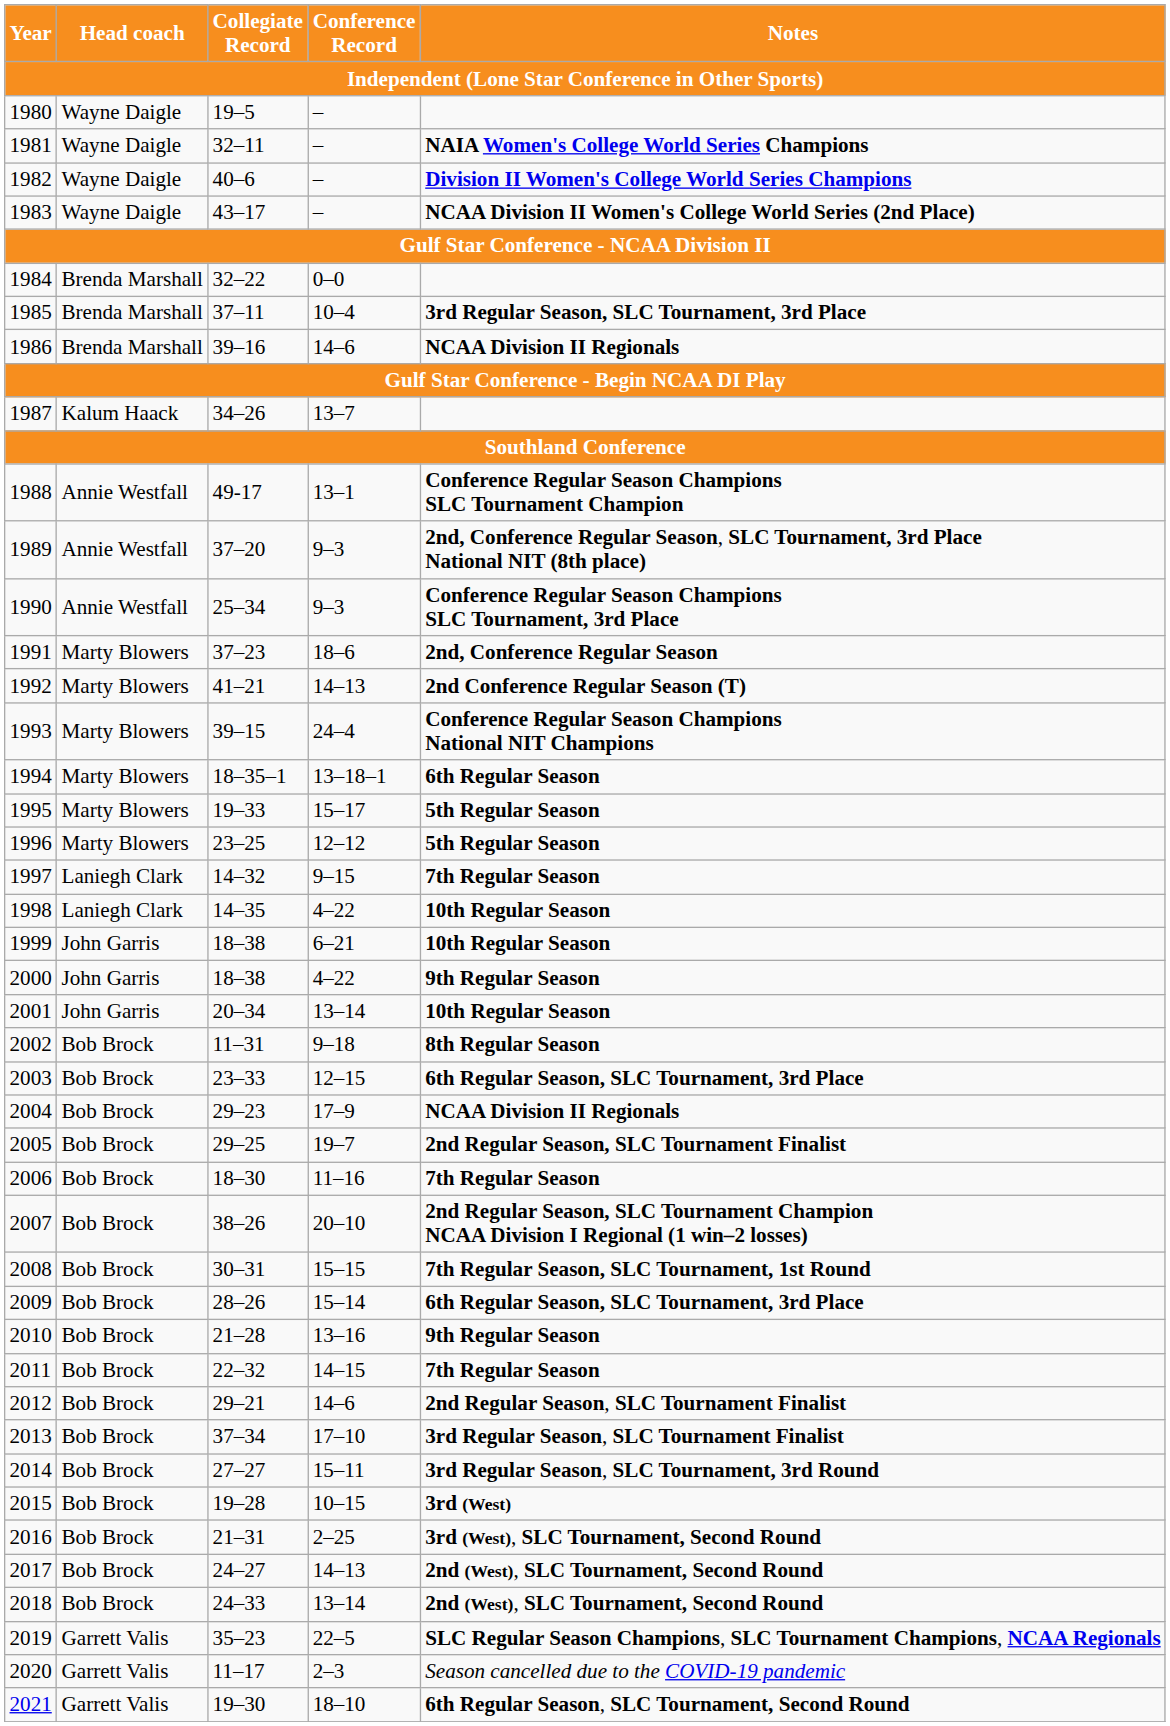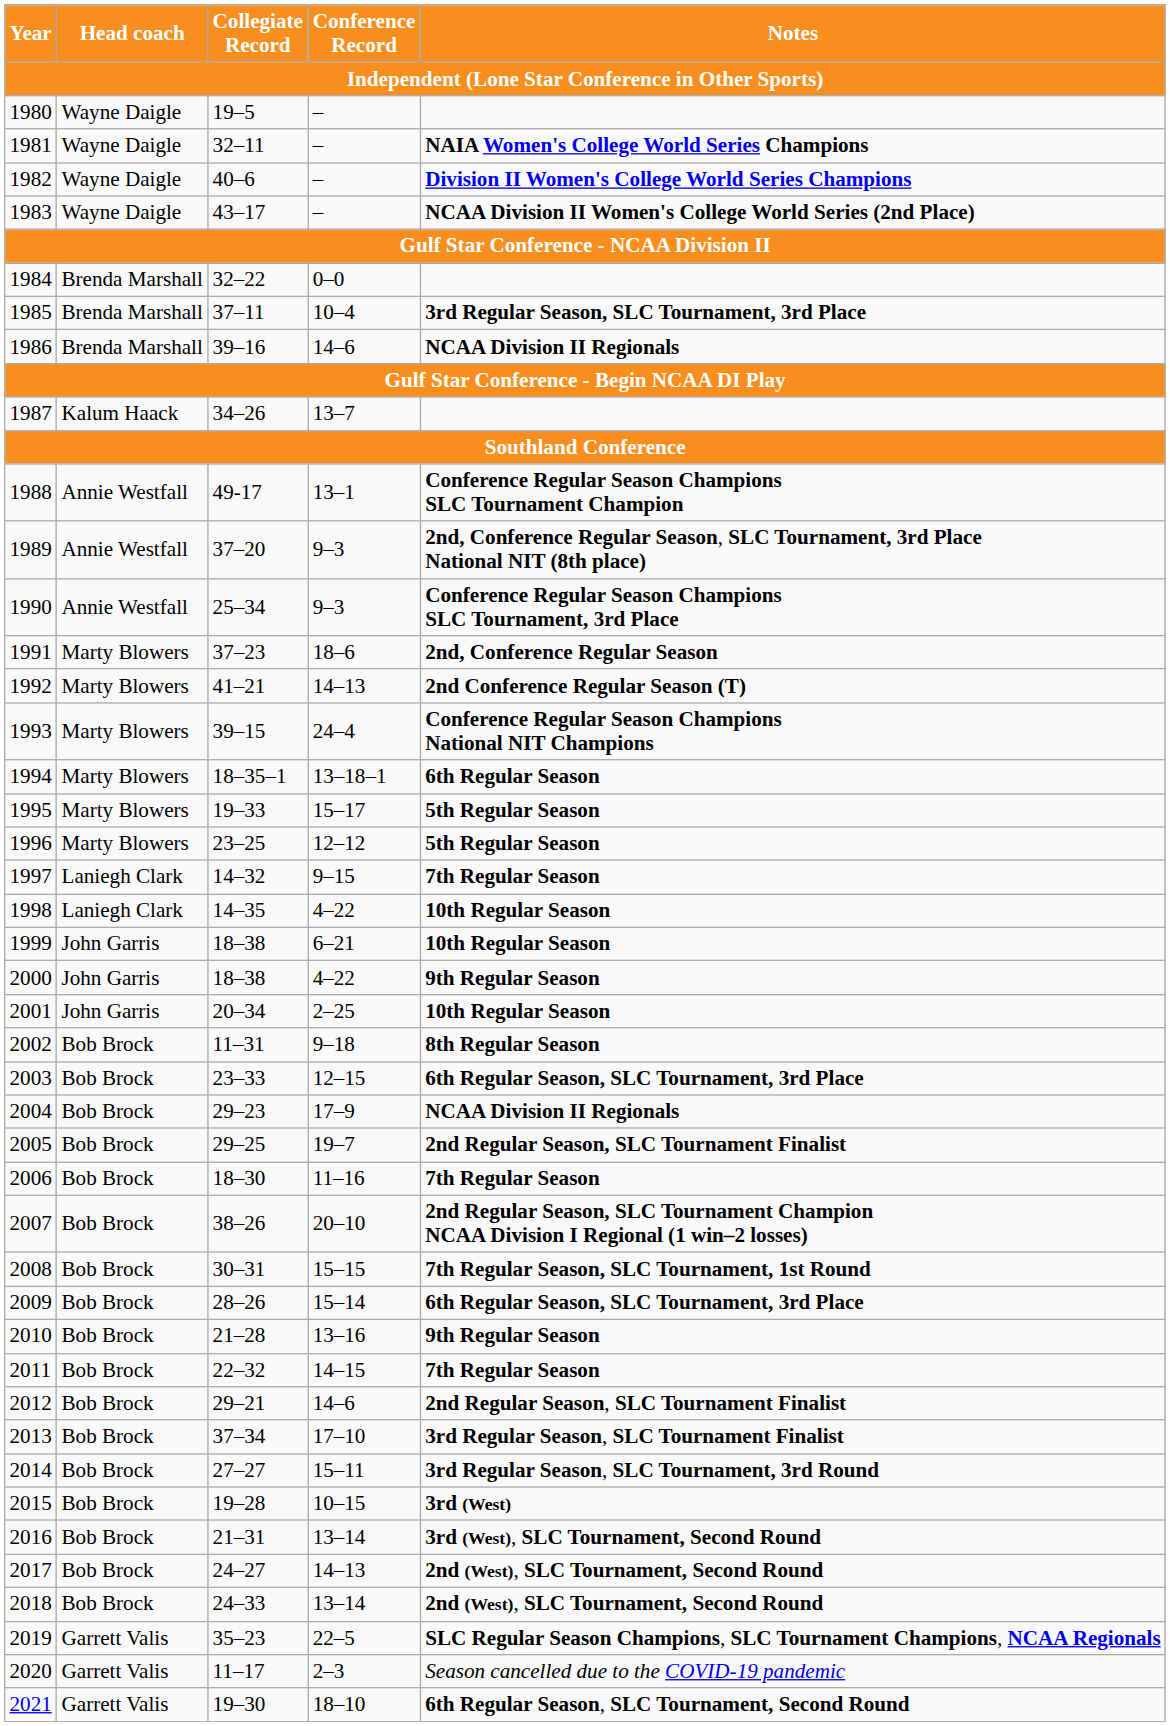(339, 1010) 13–14 -> (334, 1010) 2–25
(334, 1537) 2–25 -> (339, 1537) 13–14
